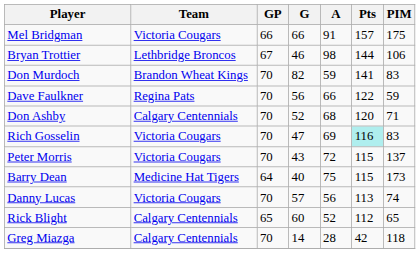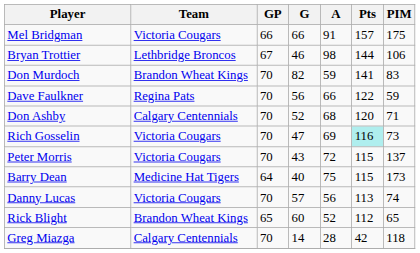(393, 136) 83 -> (393, 136) 73
(186, 217) Calgary Centennials -> (191, 217) Brandon Wheat Kings
